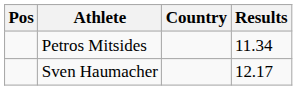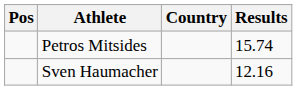(254, 44) 11.34 -> (254, 44) 15.74
(254, 71) 12.17 -> (254, 71) 12.16
